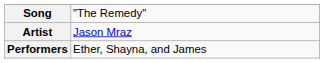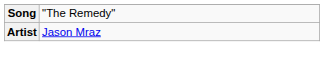- row: (37, 50)
